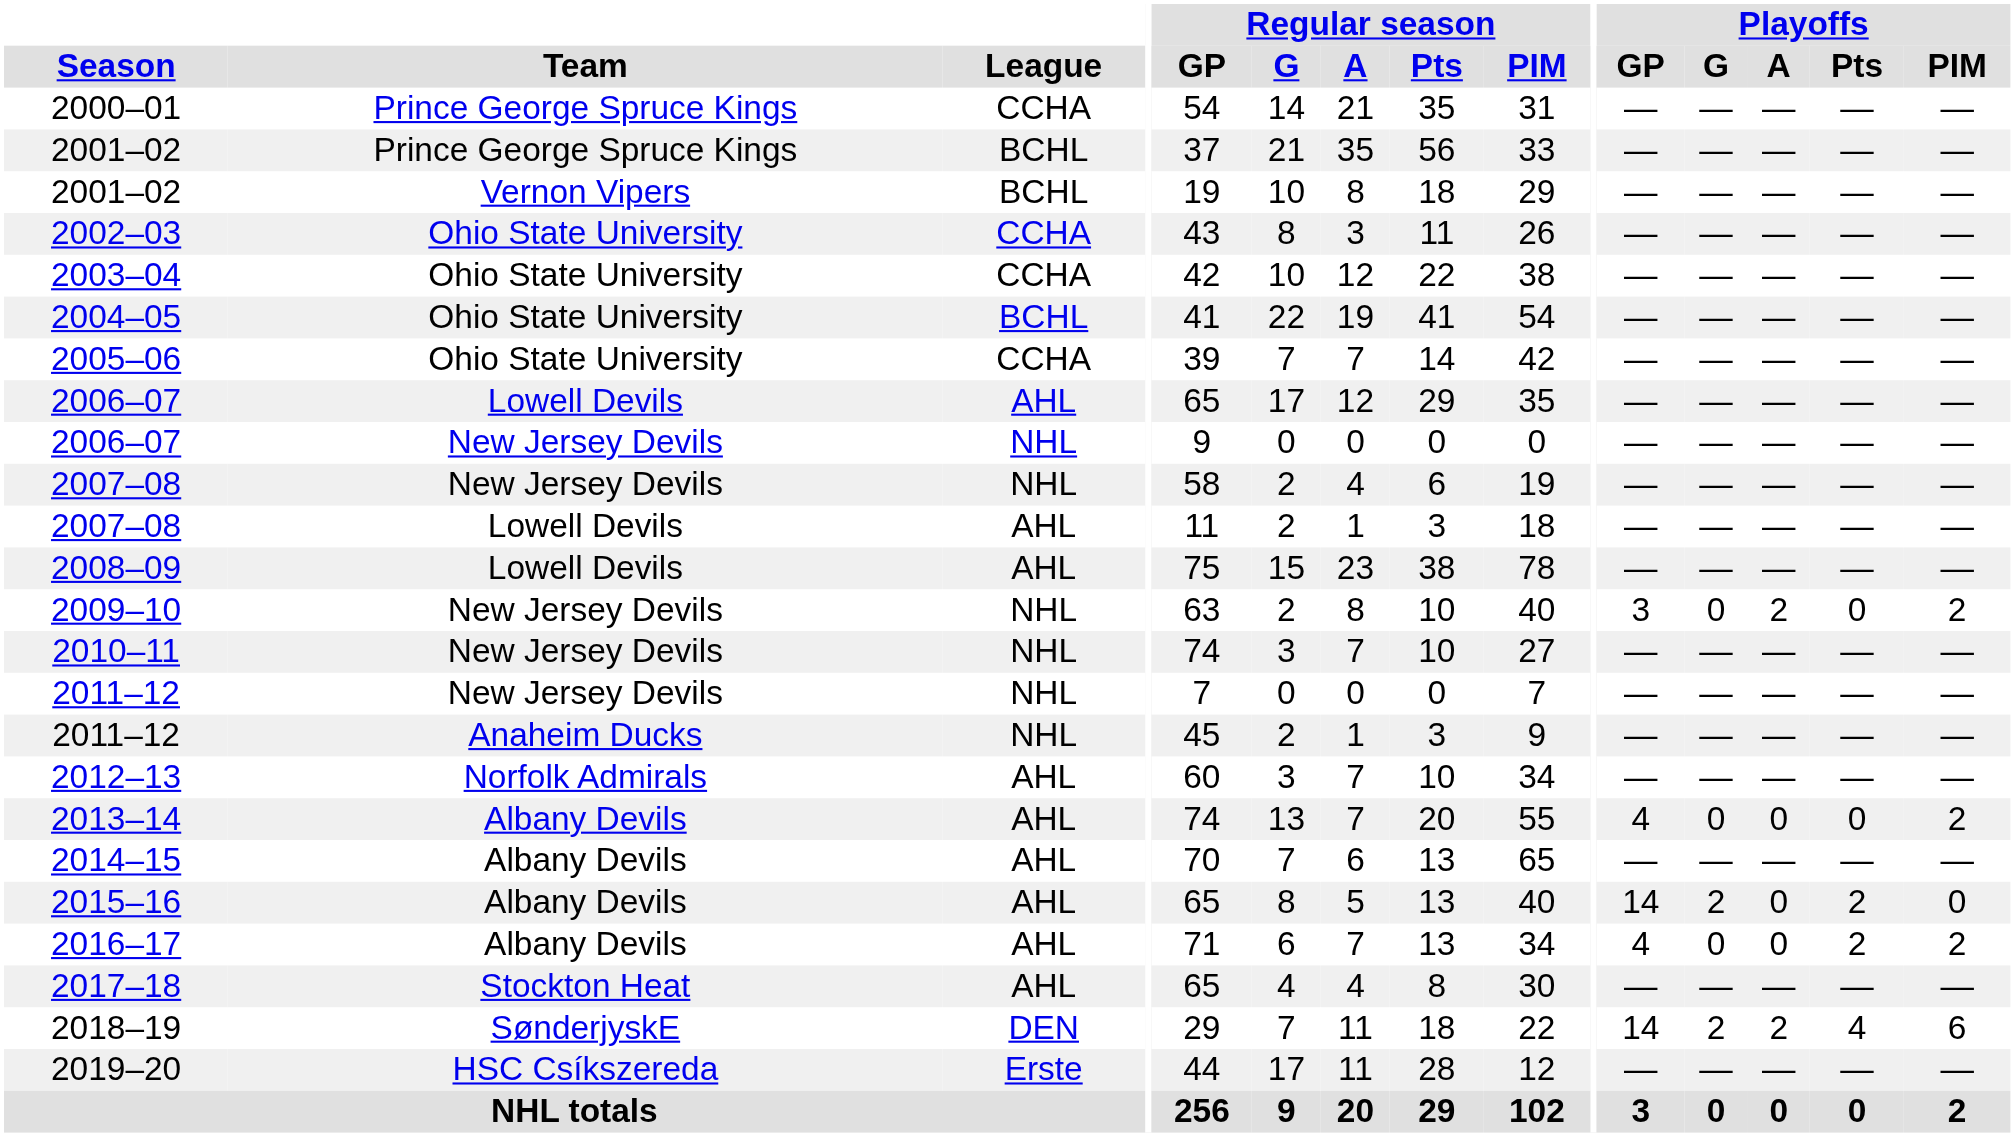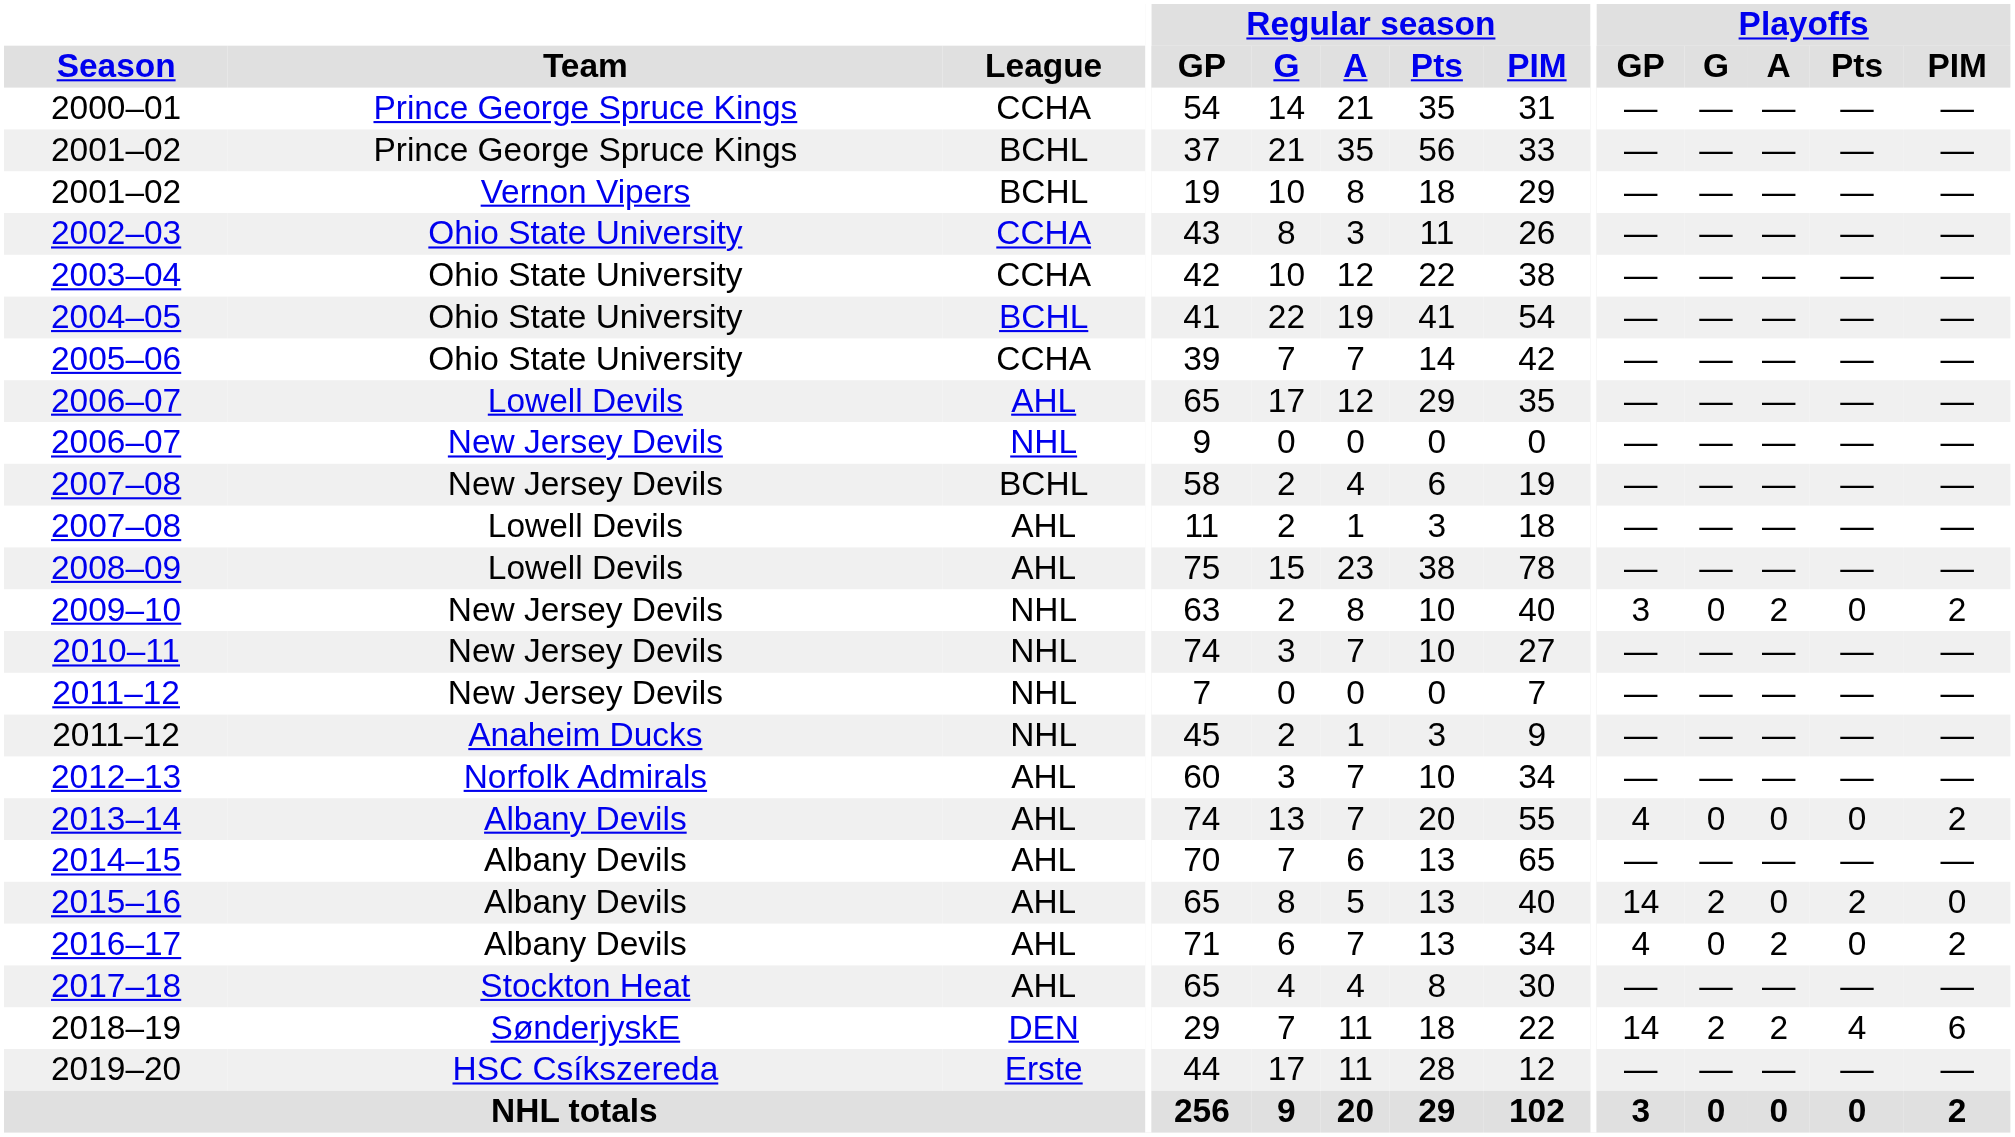(1044, 484) NHL -> (1044, 484) BCHL
(1779, 943) 0 -> (1779, 943) 2
(1857, 943) 2 -> (1857, 943) 0
